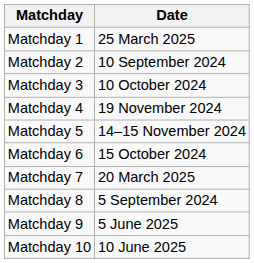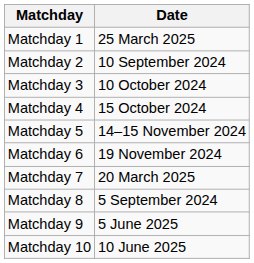(160, 108) 19 November 2024 -> (152, 108) 15 October 2024
(152, 154) 15 October 2024 -> (160, 154) 19 November 2024
